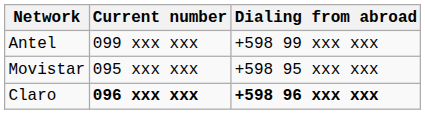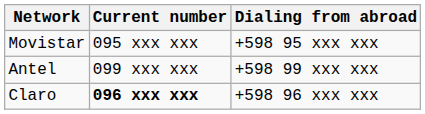rows swapped: (47, 70) <-> (32, 44)
(307, 96) bold -> (307, 96) normal
